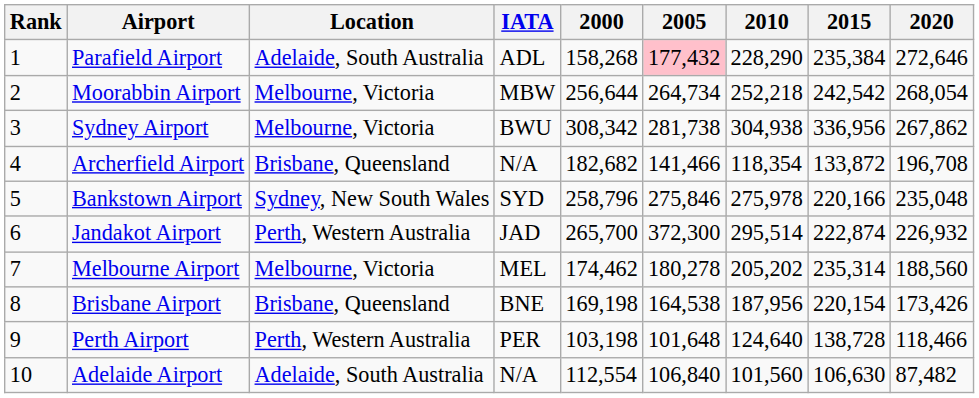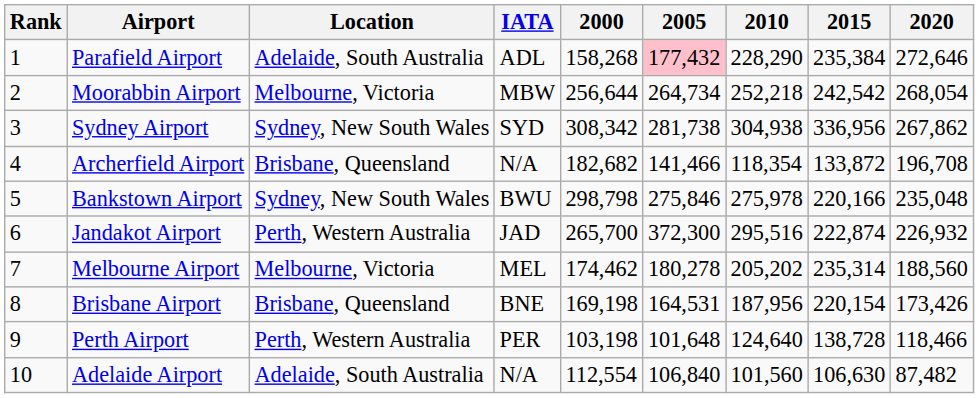(344, 127) Melbourne, Victoria -> (372, 127) Sydney, New South Wales
(526, 127) BWU -> (522, 127) SYD
(522, 198) SYD -> (526, 198) BWU
(602, 198) 258,796 -> (602, 198) 298,798
(767, 233) 295,514 -> (767, 233) 295,516
(684, 304) 164,538 -> (684, 304) 164,531
